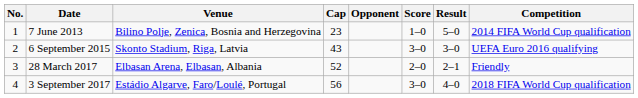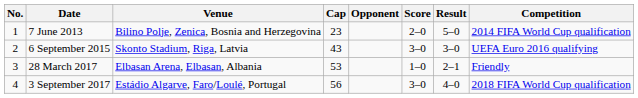(417, 31) 1–0 -> (417, 31) 2–0
(336, 66) 52 -> (336, 66) 53
(417, 66) 2–0 -> (417, 66) 1–0
